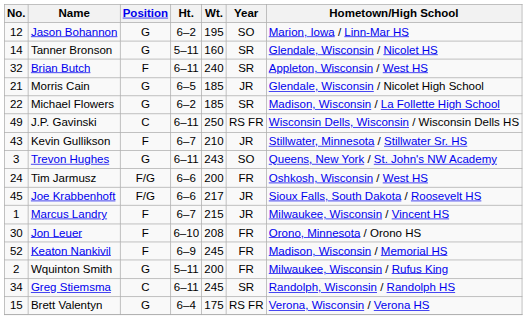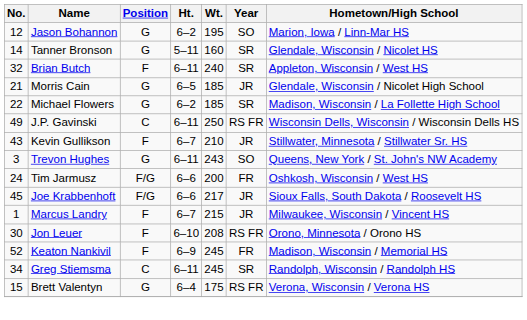(246, 232) FR -> (246, 232) RS FR
- row: (72, 269)
